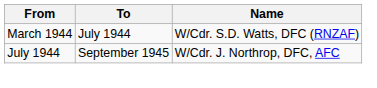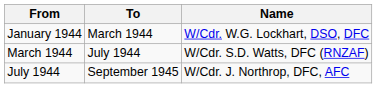+ row: (45, 33)
